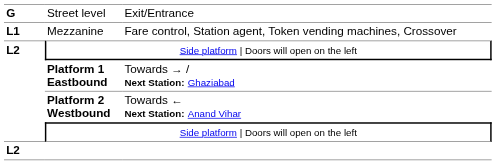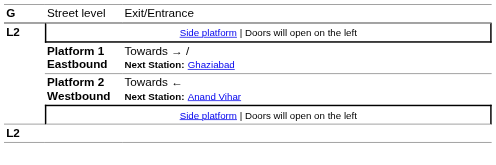- row: (75, 31)
